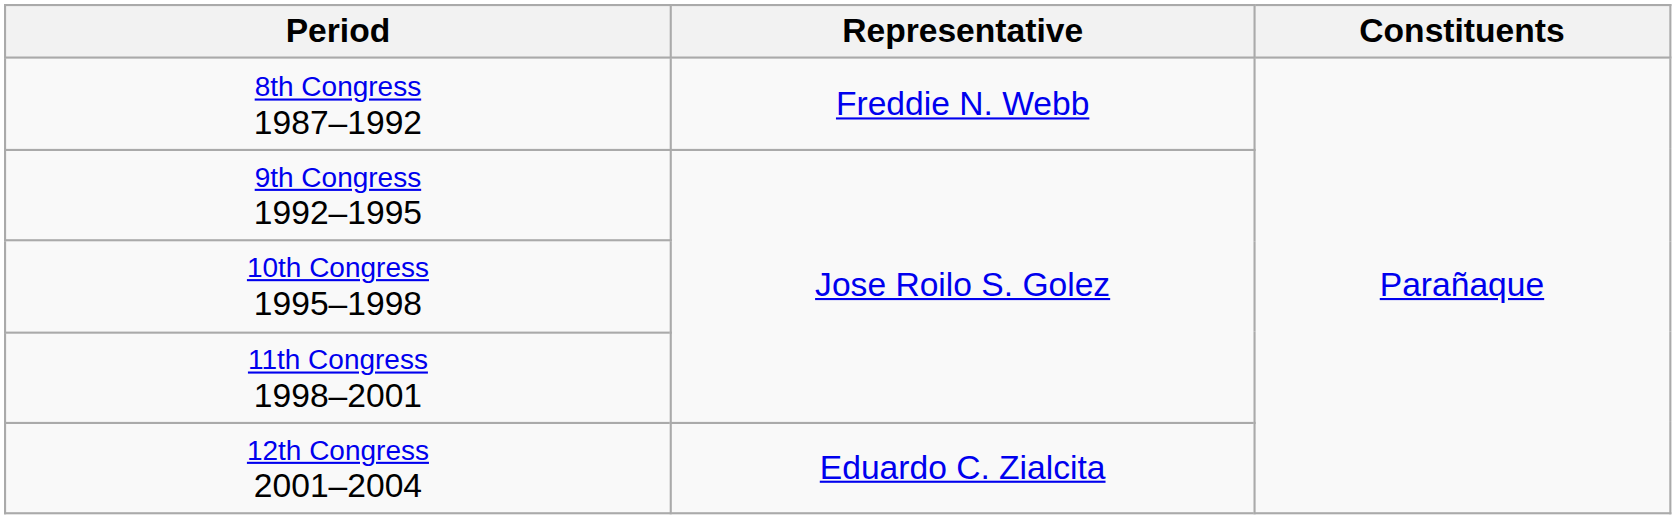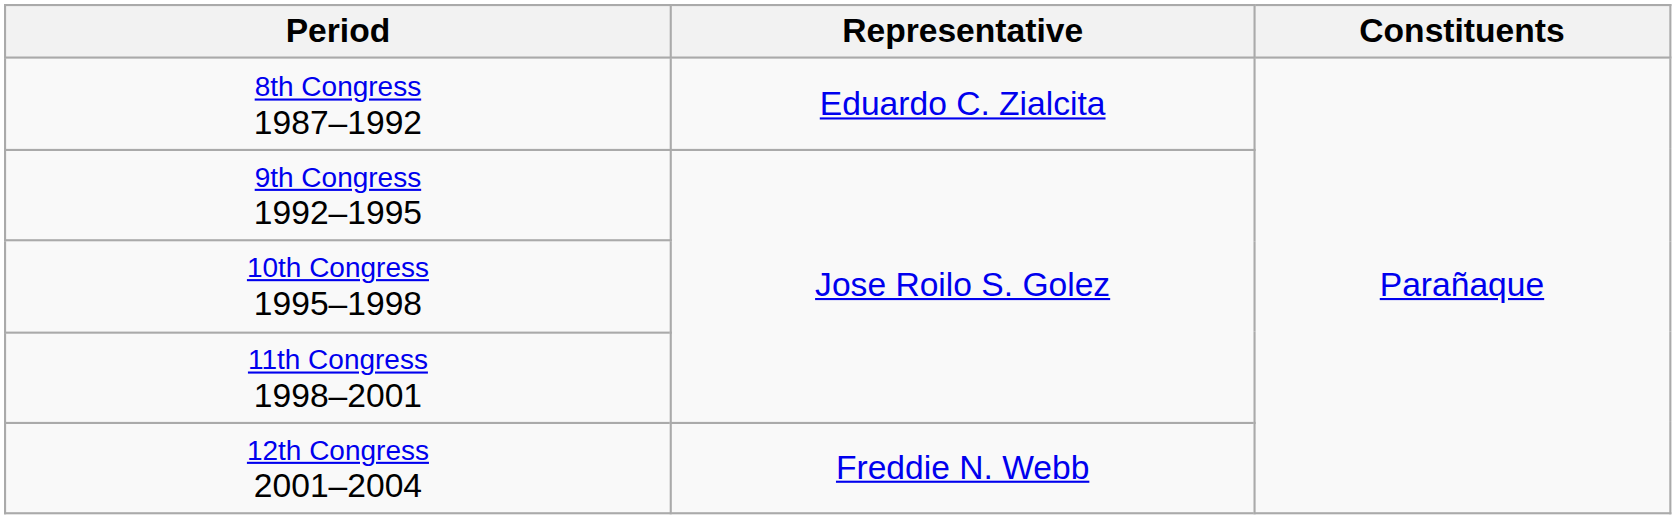(963, 103) Freddie N. Webb -> (963, 103) Eduardo C. Zialcita
(963, 467) Eduardo C. Zialcita -> (963, 467) Freddie N. Webb
